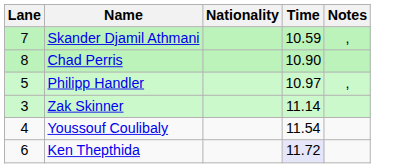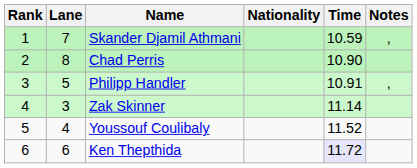+ column: (25, 15)
(303, 83) 10.97 -> (345, 83) 10.91
(303, 128) 11.54 -> (345, 128) 11.52
